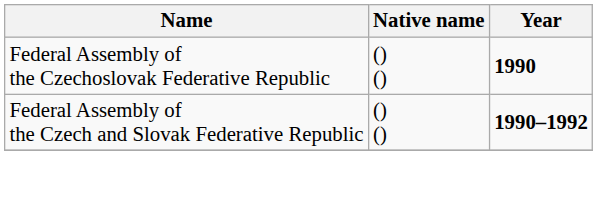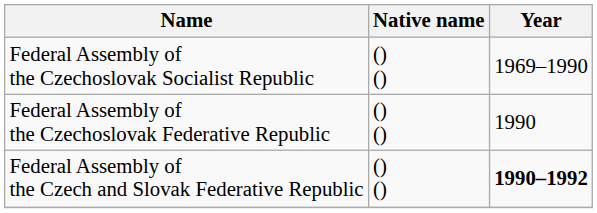+ row: (162, 65)
(515, 65) bold -> (515, 122) normal
